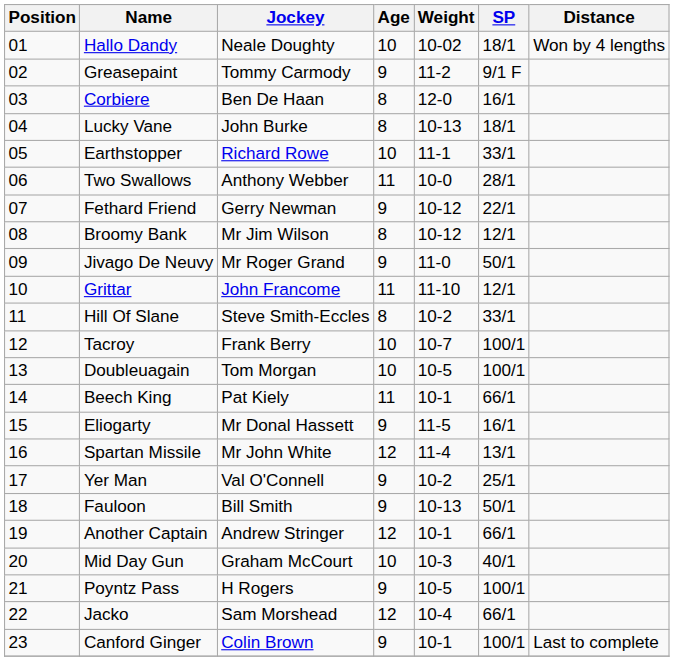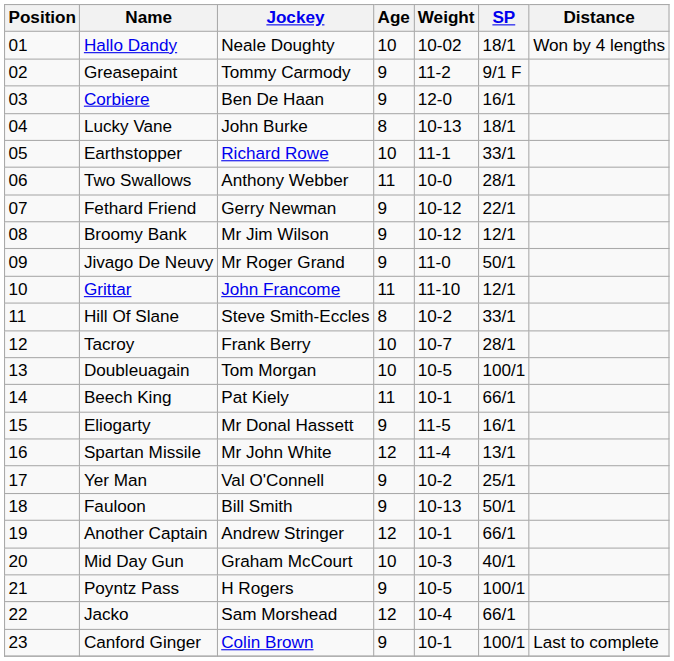(382, 99) 8 -> (382, 99) 9
(382, 235) 8 -> (382, 235) 9
(504, 343) 100/1 -> (499, 343) 28/1
